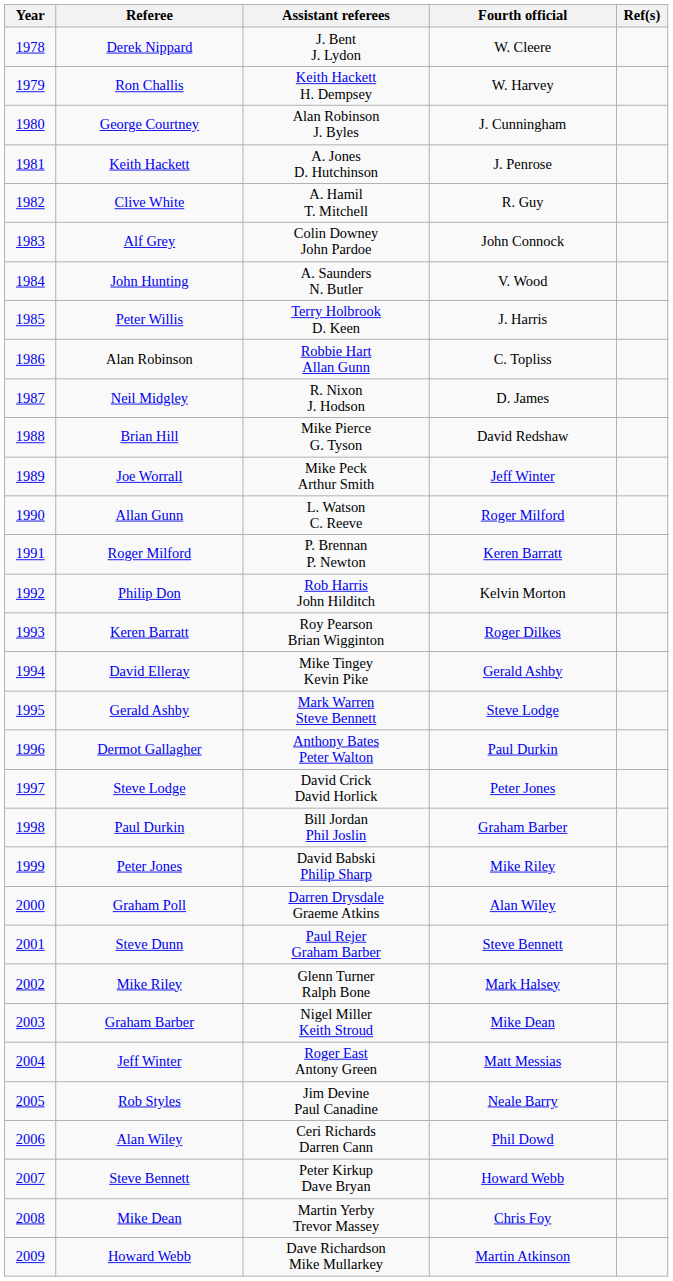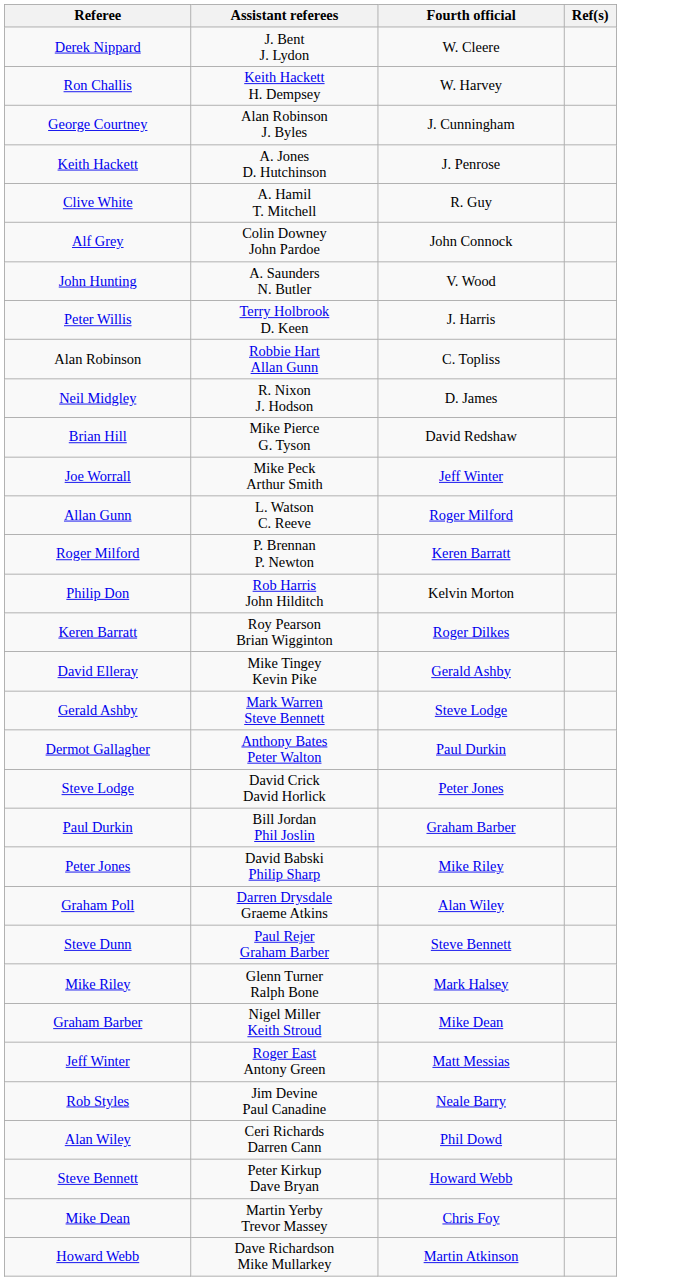- column: (30, 15)
